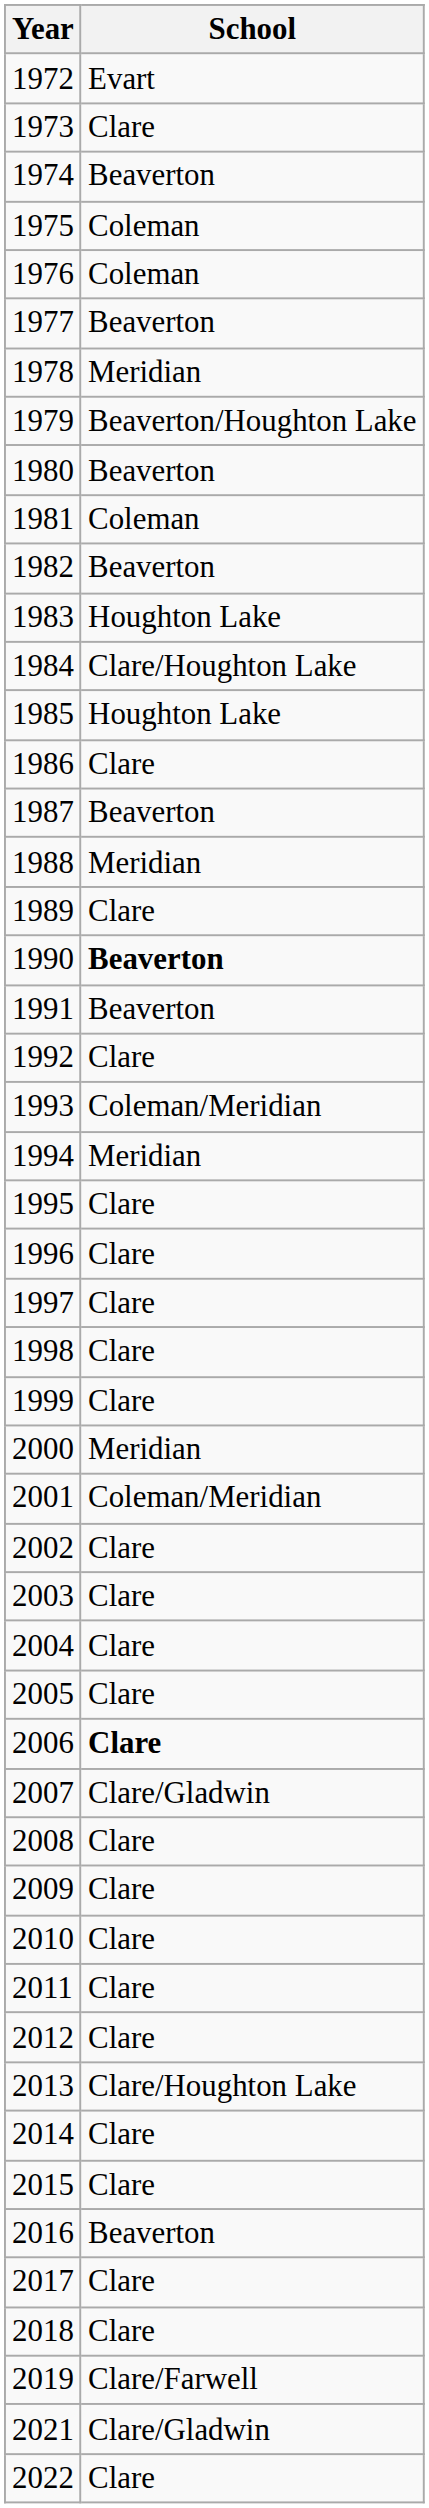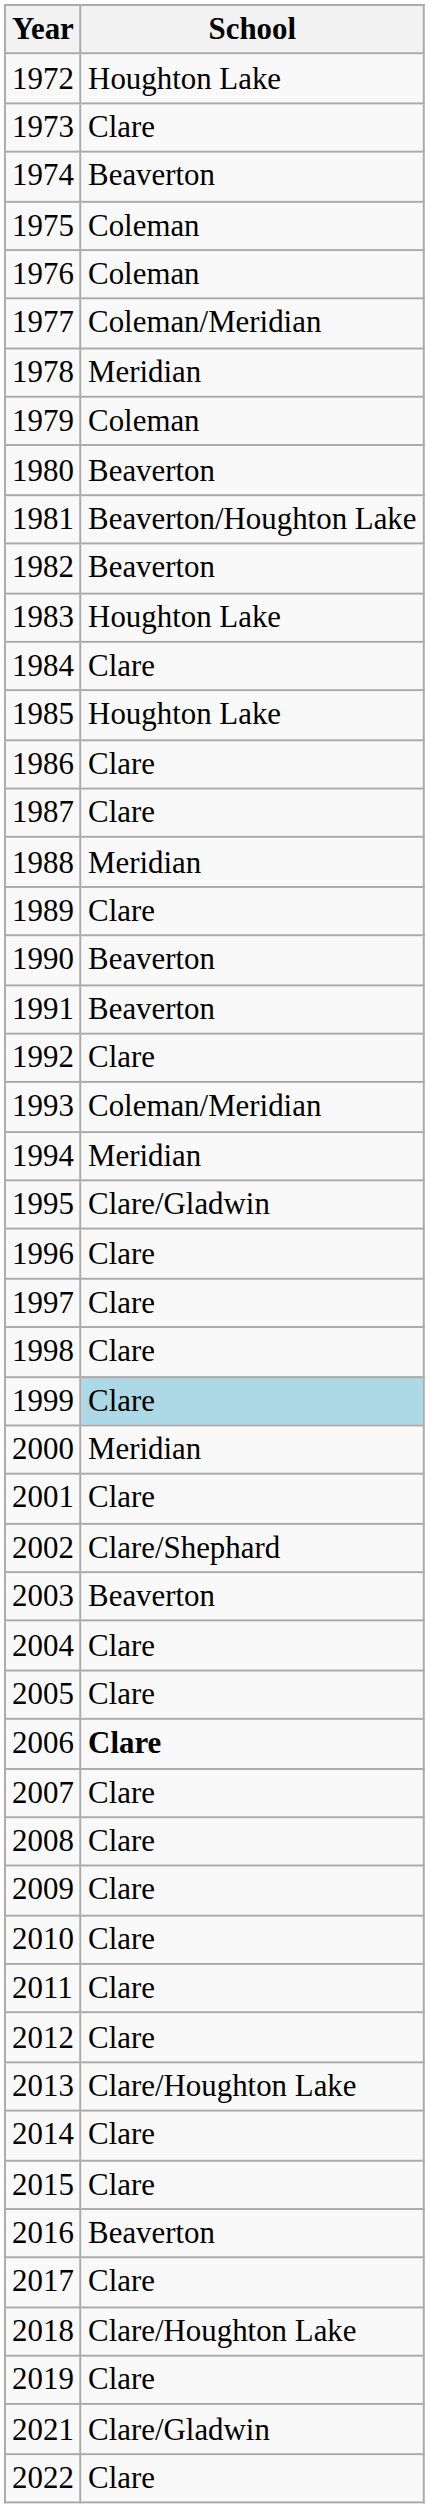(122, 77) Evart -> (185, 77) Houghton Lake
(152, 322) Beaverton -> (205, 322) Coleman/Meridian
(252, 420) Beaverton/Houghton Lake -> (144, 420) Coleman
(144, 518) Coleman -> (252, 518) Beaverton/Houghton Lake
(222, 665) Clare/Houghton Lake -> (122, 665) Clare
(152, 812) Beaverton -> (122, 812) Clare
(156, 959) bold -> (152, 959) normal
(122, 1204) Clare -> (179, 1204) Clare/Gladwin
(122, 1400) no background -> (122, 1400) lightblue background
(205, 1498) Coleman/Meridian -> (122, 1498) Clare
(122, 1547) Clare -> (184, 1547) Clare/Shephard
(122, 1596) Clare -> (152, 1596) Beaverton
(179, 1792) Clare/Gladwin -> (122, 1792) Clare
(122, 2330) Clare -> (222, 2330) Clare/Houghton Lake
(173, 2379) Clare/Farwell -> (122, 2379) Clare
